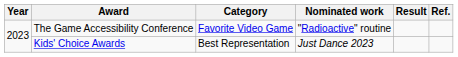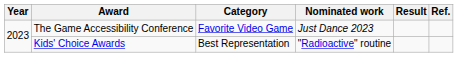(344, 28) "Radioactive" routine -> (336, 28) Just Dance 2023
(336, 44) Just Dance 2023 -> (344, 44) "Radioactive" routine
